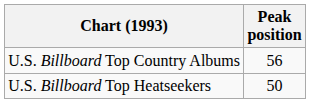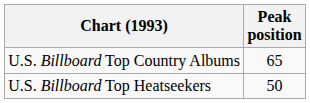(274, 60) 56 -> (274, 60) 65
